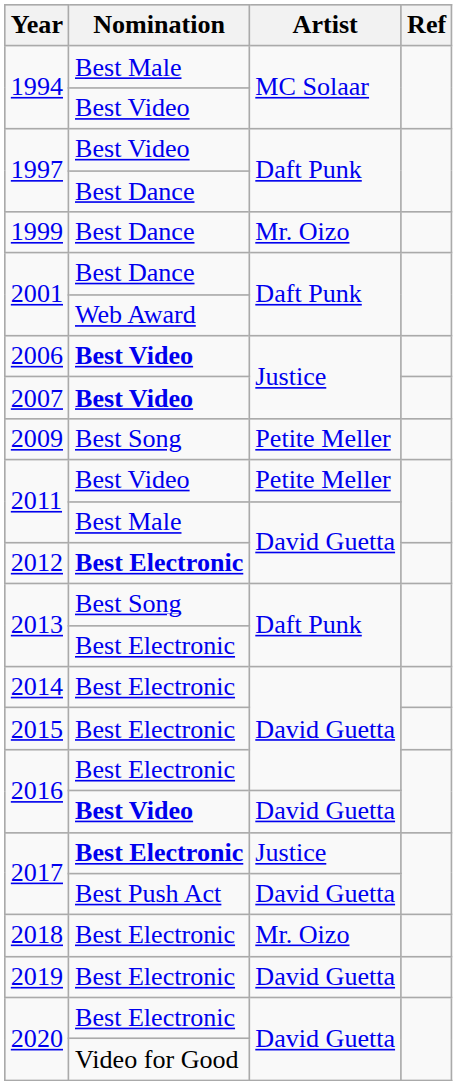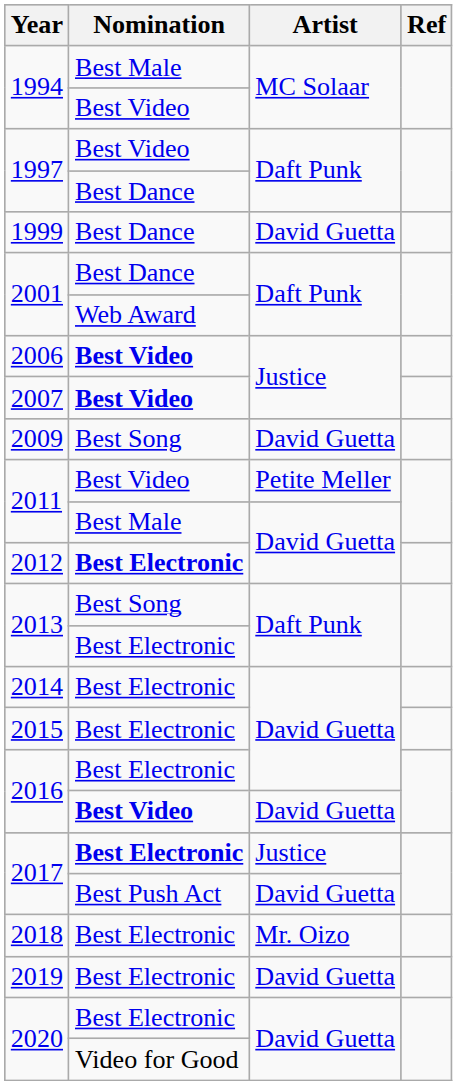(302, 231) Mr. Oizo -> (325, 231) David Guetta
(323, 438) Petite Meller -> (325, 438) David Guetta
